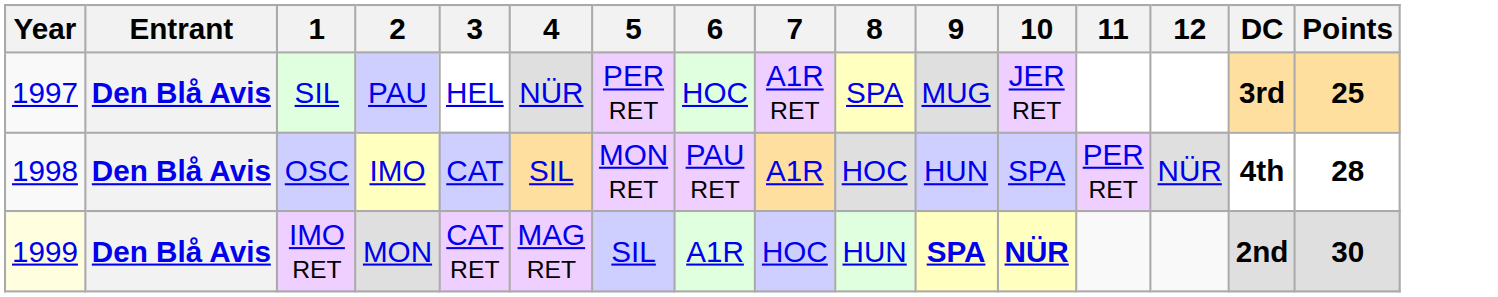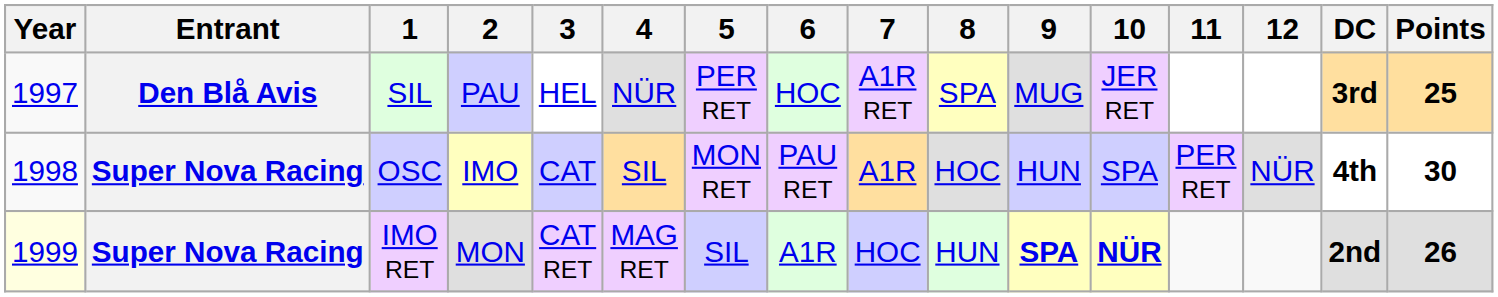(181, 172) Den Blå Avis -> (228, 172) Super Nova Racing
(1348, 172) 28 -> (1440, 172) 30
(181, 252) Den Blå Avis -> (228, 252) Super Nova Racing
(1348, 252) 30 -> (1440, 252) 26
